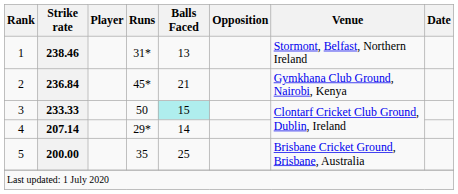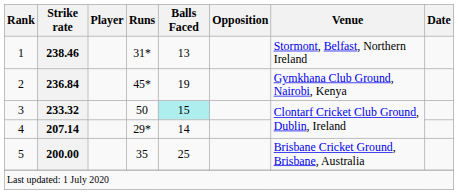(184, 84) 21 -> (184, 84) 19
(63, 110) 233.33 -> (63, 110) 233.32
